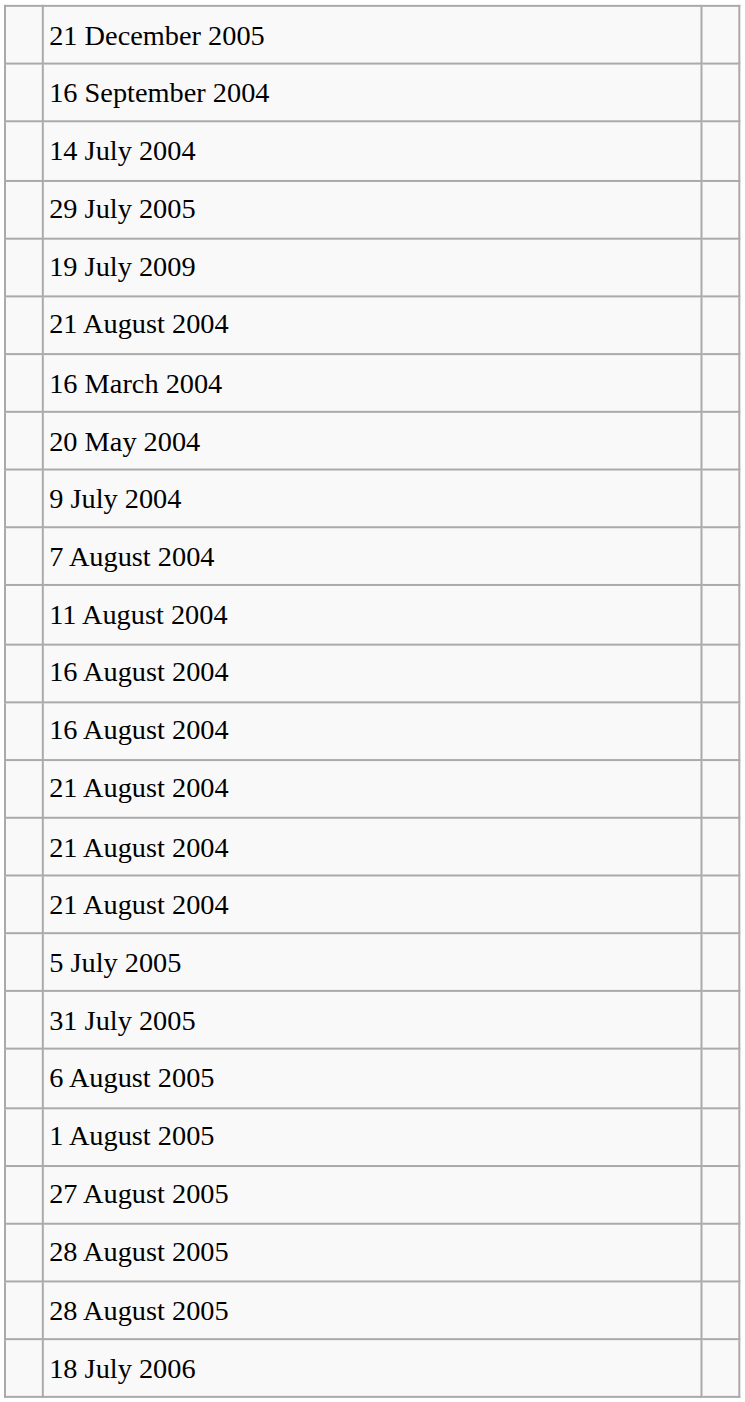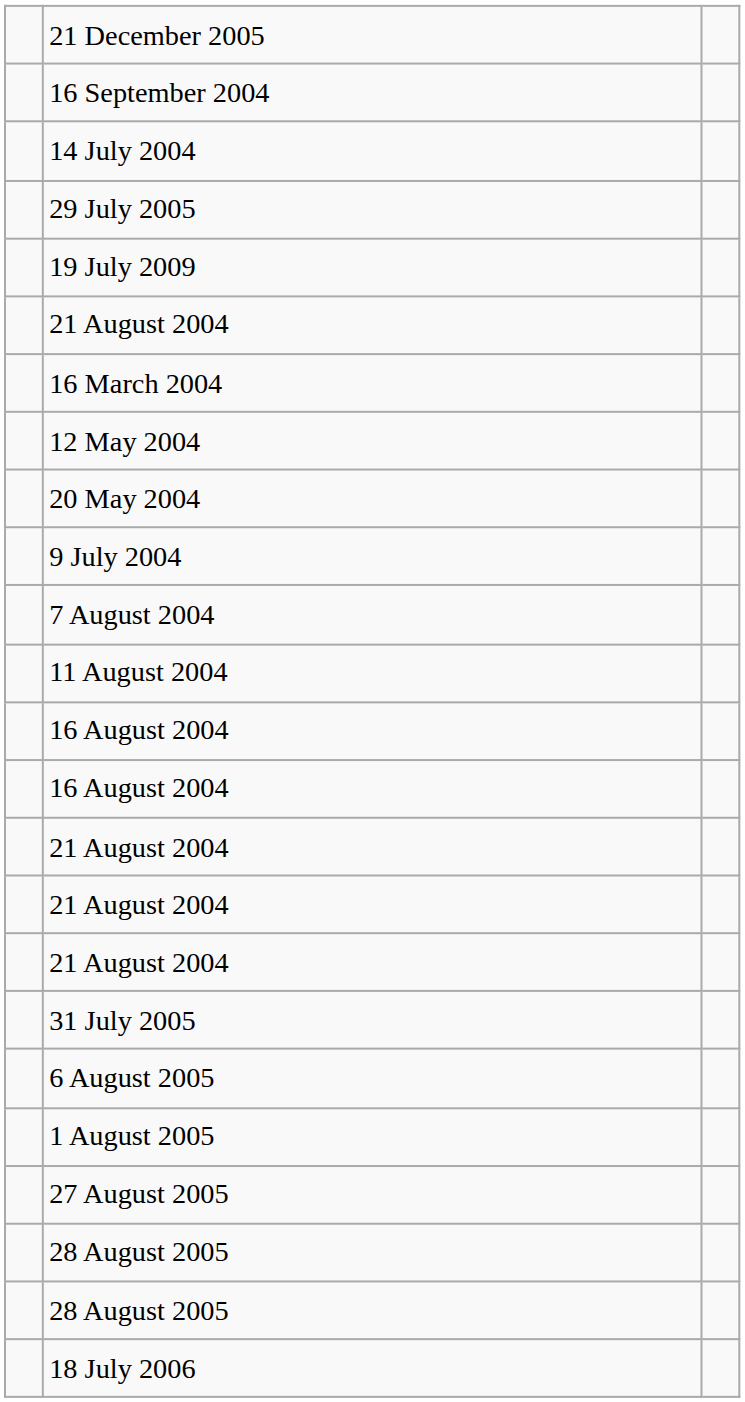+ row: (24, 441)
- row: (24, 963)
